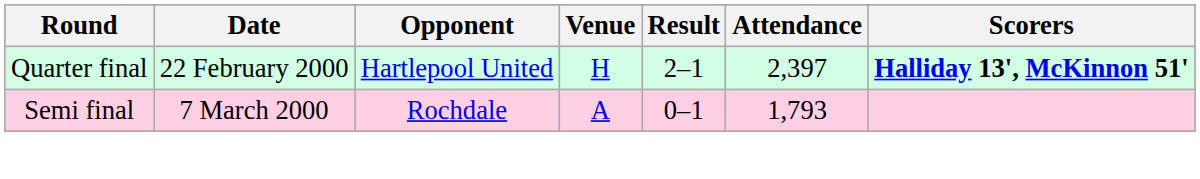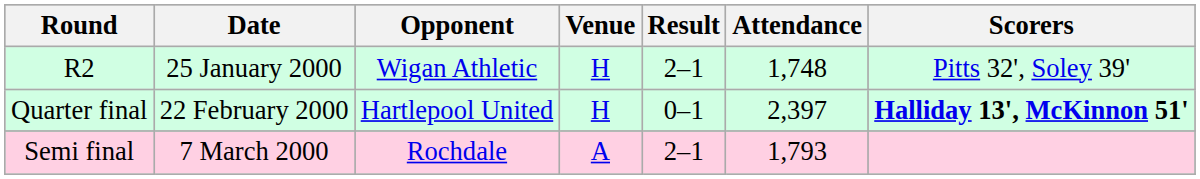+ row: (79, 67)
(684, 67) 2–1 -> (684, 109) 0–1
(684, 109) 0–1 -> (684, 151) 2–1
